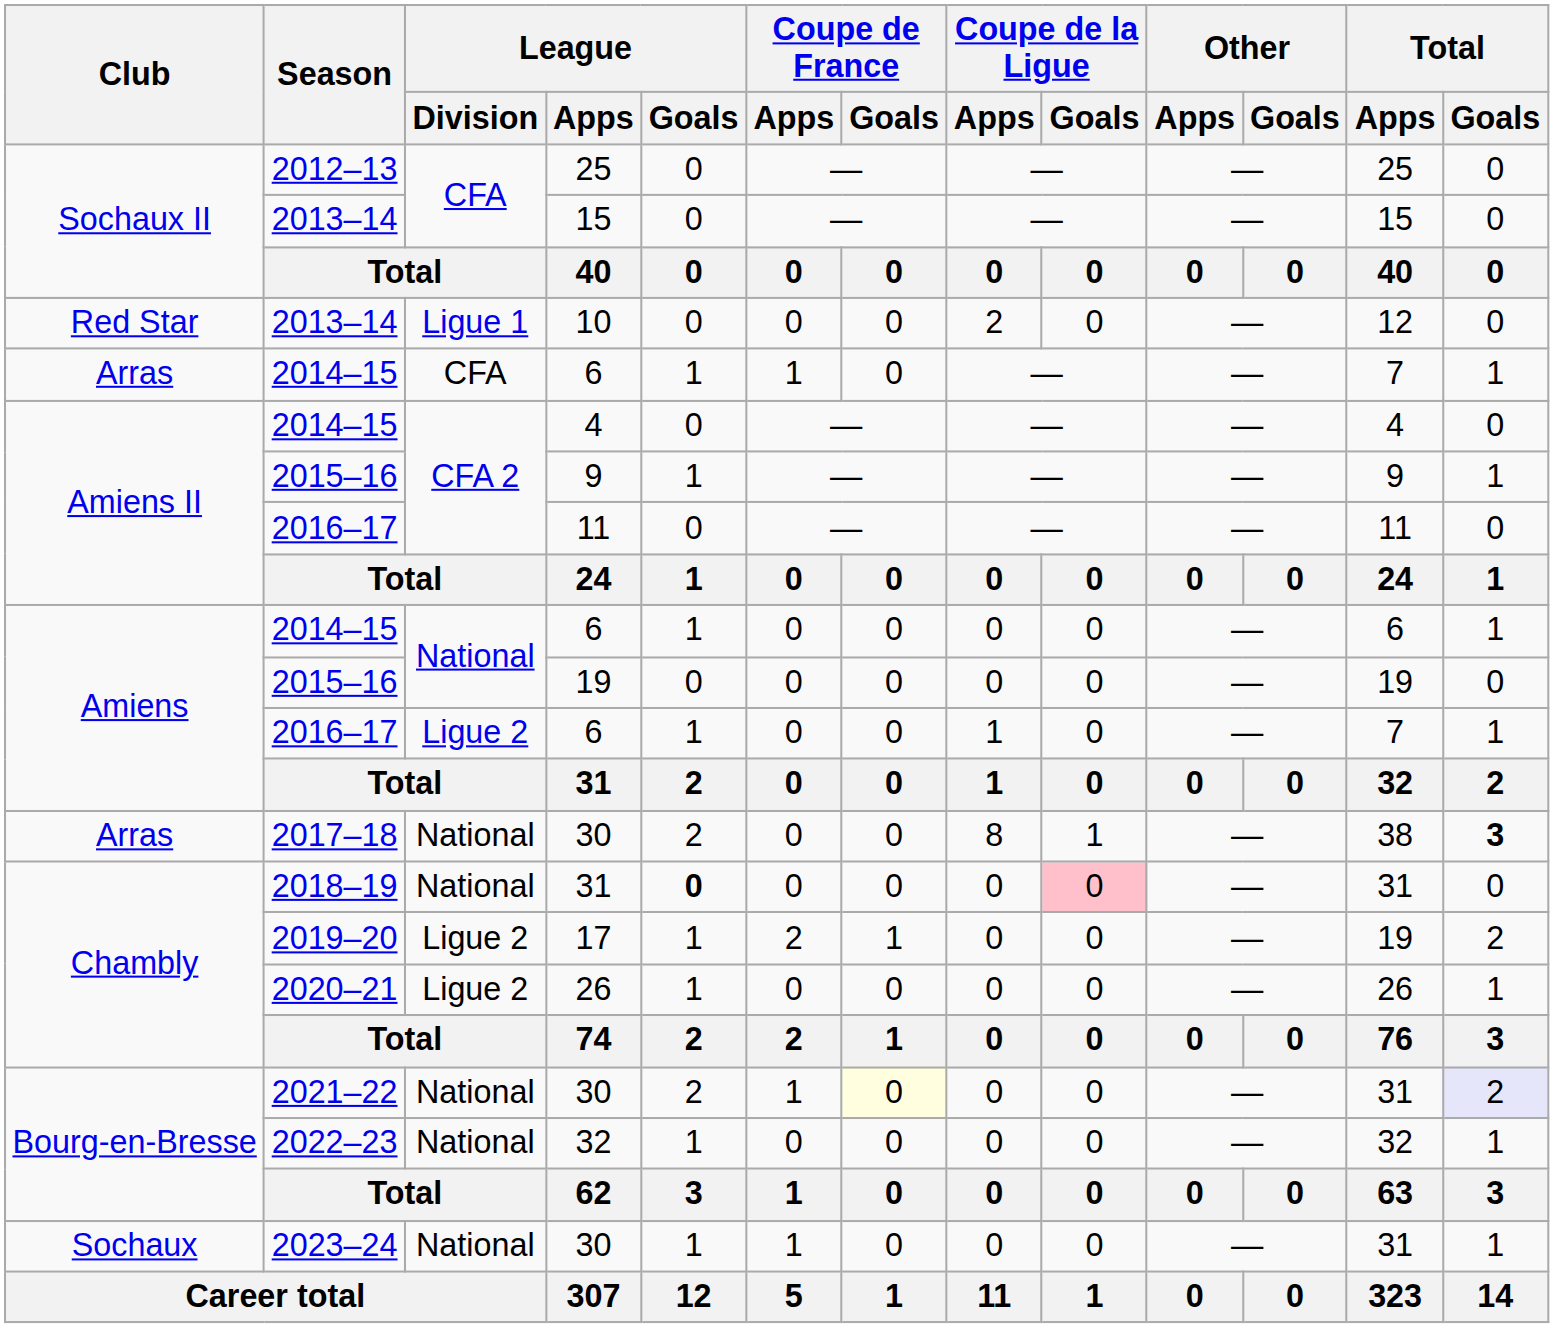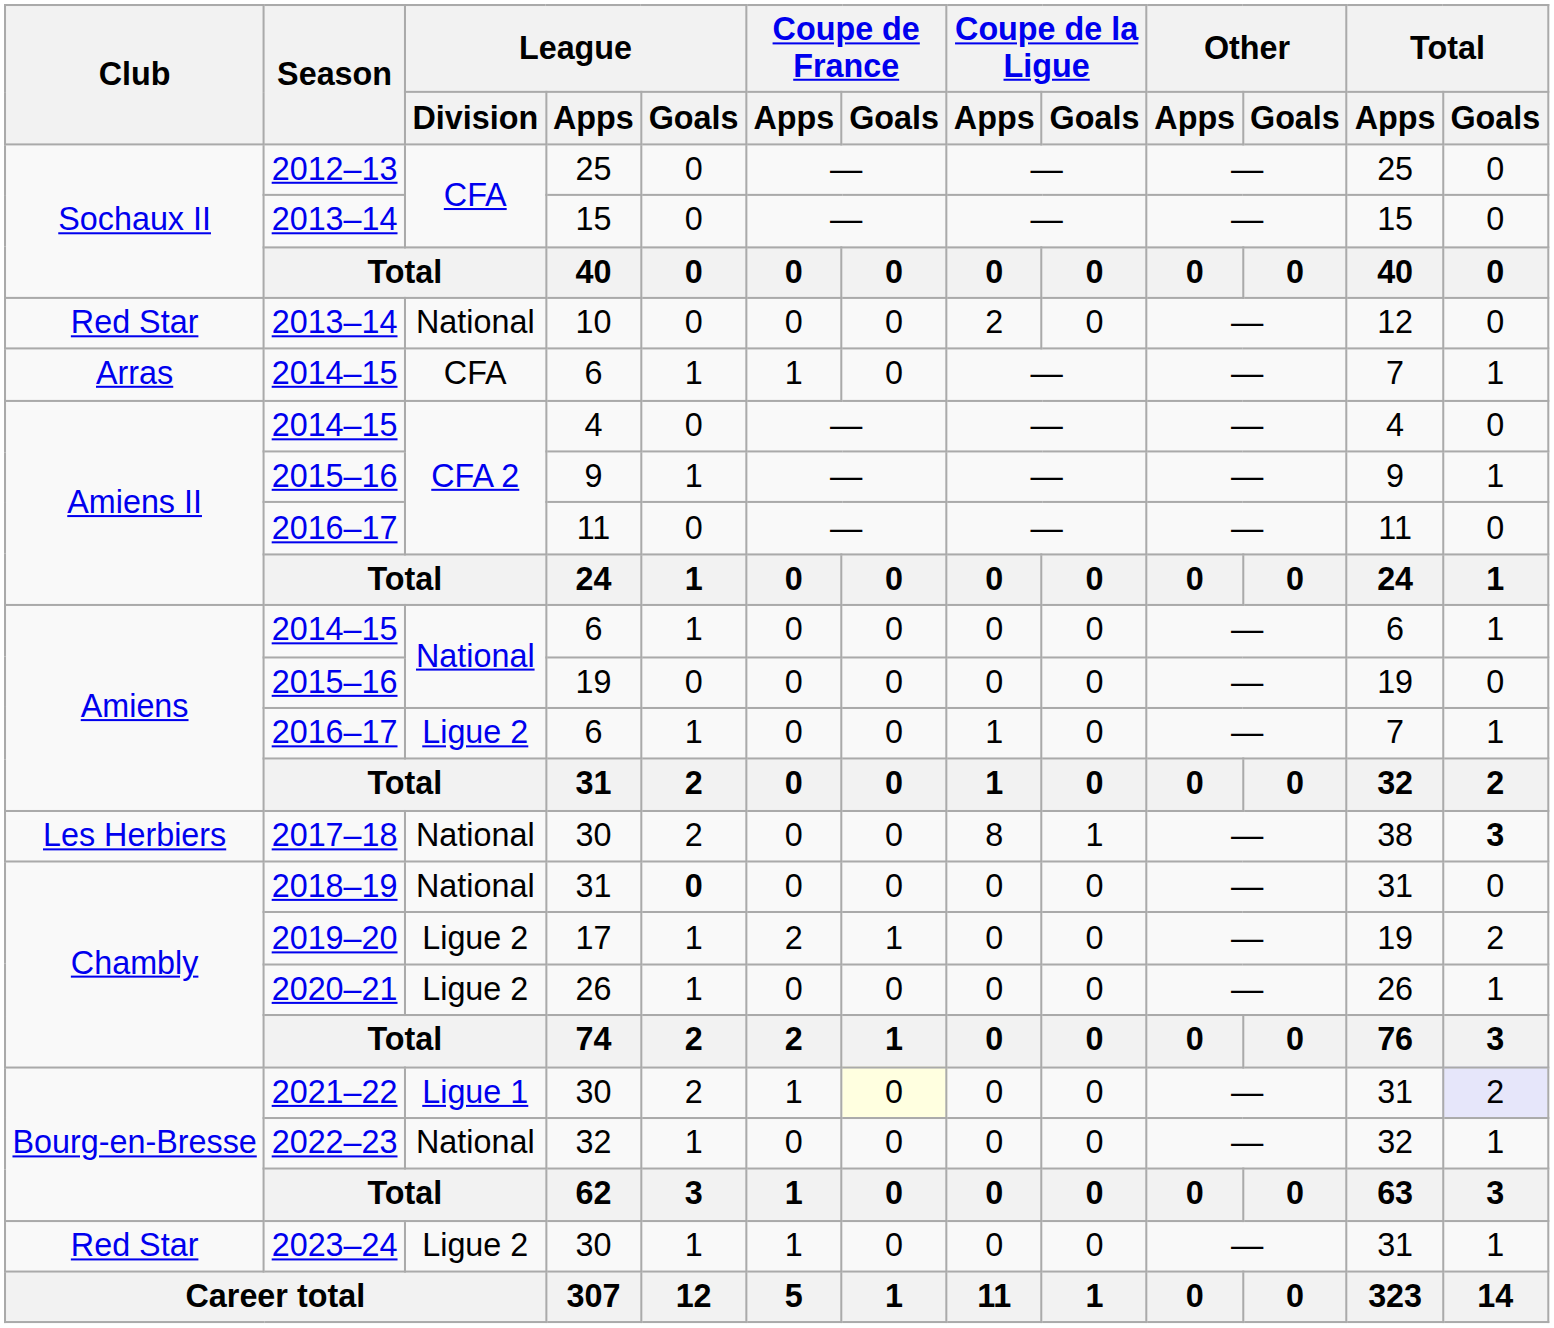(475, 322) Ligue 1 -> (475, 322) National
(135, 835) Arras -> (135, 835) Les Herbiers
(1094, 886) pink background -> (1094, 886) no background
(475, 1091) National -> (475, 1091) Ligue 1
(135, 1245) Sochaux -> (135, 1245) Red Star
(475, 1245) National -> (475, 1245) Ligue 2
